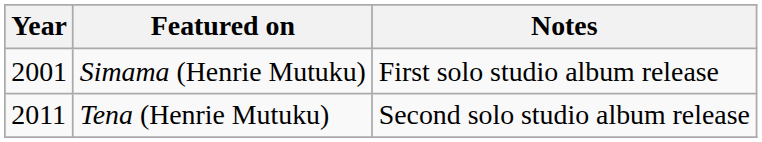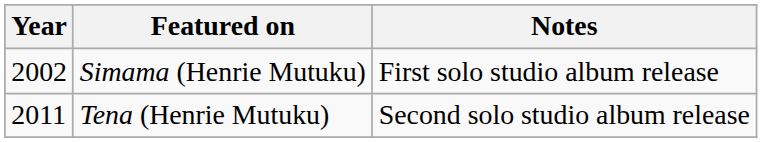(39, 70) 2001 -> (39, 70) 2002
